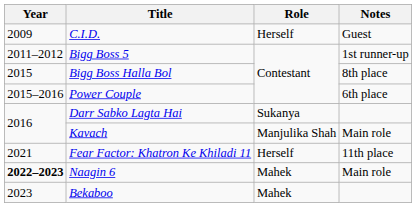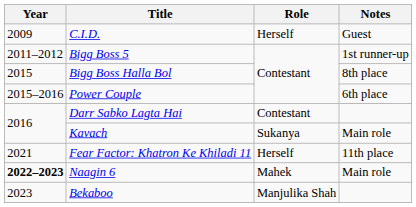(278, 113) Sukanya -> (284, 113) Contestant
(297, 133) Manjulika Shah -> (278, 133) Sukanya
(274, 192) Mahek -> (297, 192) Manjulika Shah
